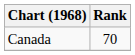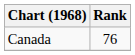(110, 38) 70 -> (110, 38) 76
